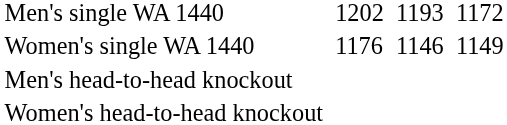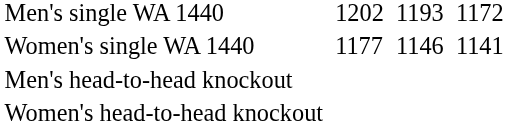(359, 46) 1176 -> (359, 46) 1177
(480, 46) 1149 -> (480, 46) 1141
